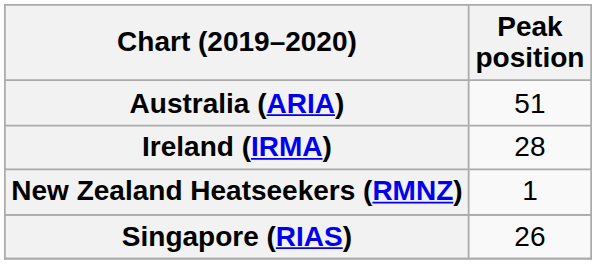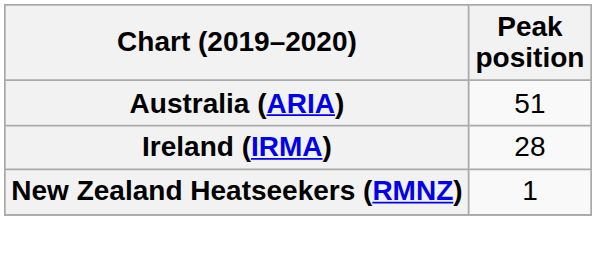- row: (237, 235)
